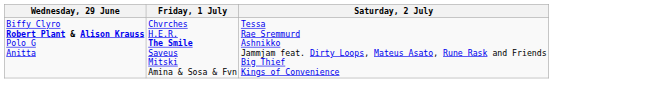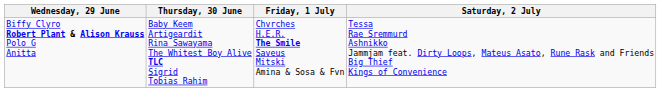+ column: (200, 11)
